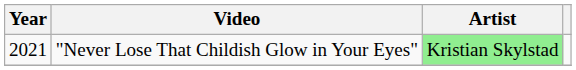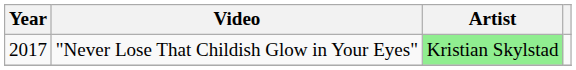(28, 49) 2021 -> (28, 49) 2017
